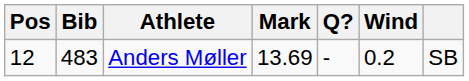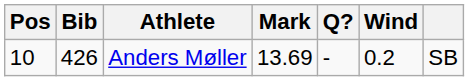(22, 57) 12 -> (22, 57) 10
(79, 57) 483 -> (79, 57) 426
